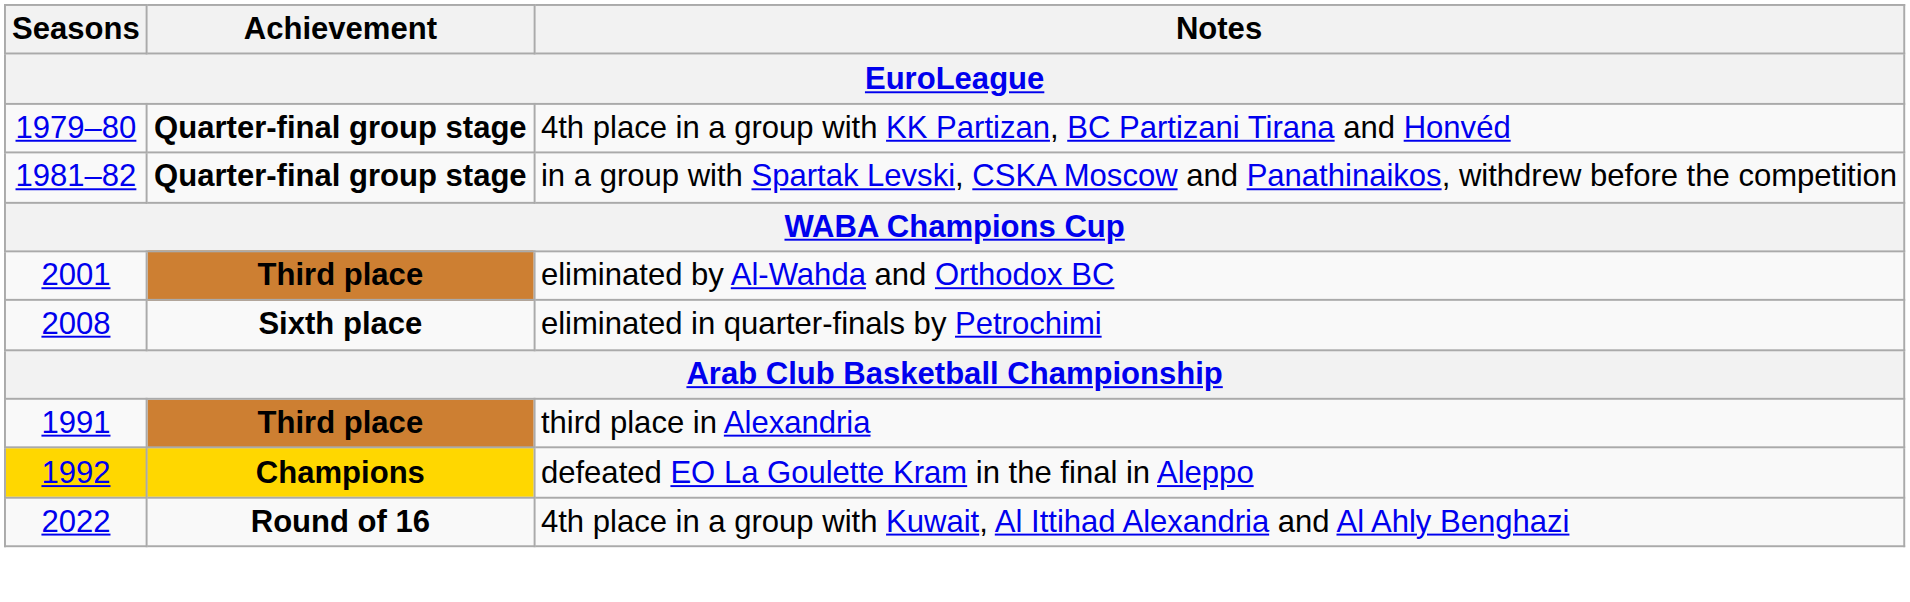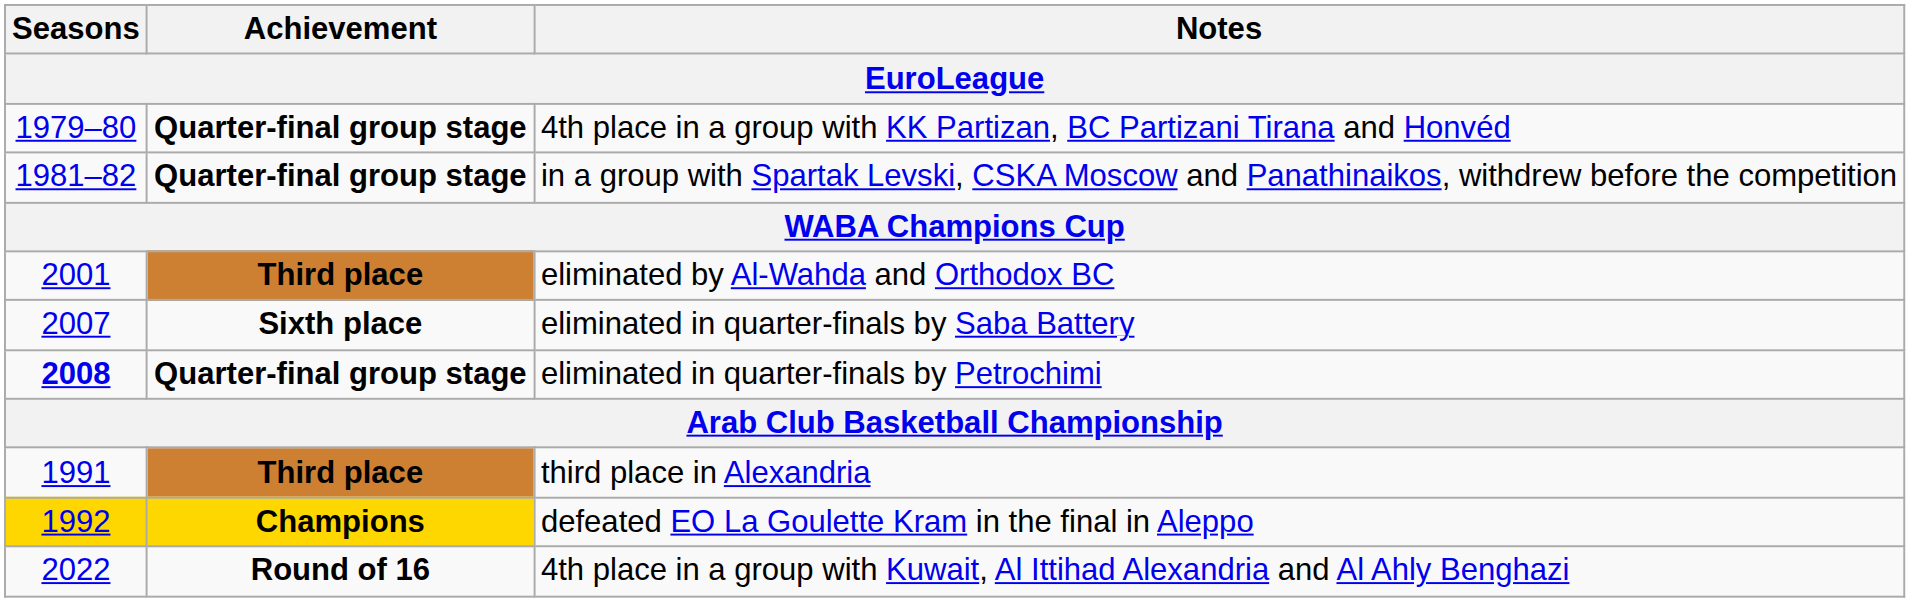+ row: (838, 324)
(76, 324) normal -> (76, 373) bold
(340, 324) Sixth place -> (340, 373) Quarter-final group stage
